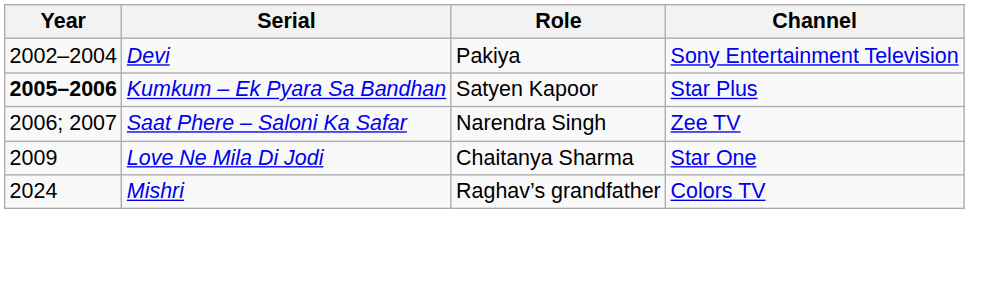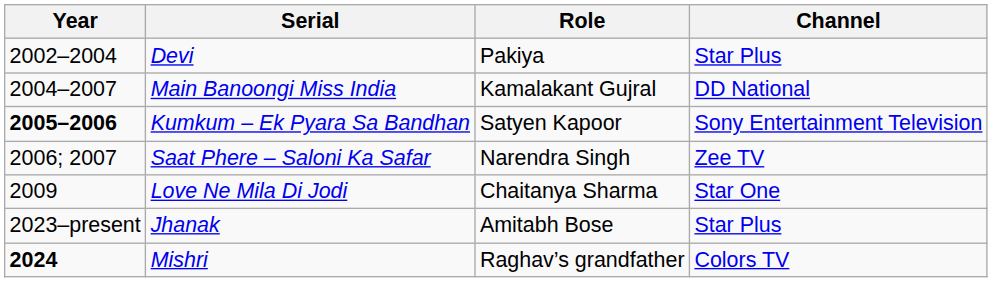(815, 55) Sony Entertainment Television -> (738, 55) Star Plus
+ row: (273, 89)
(714, 89) Star Plus -> (838, 123) Sony Entertainment Television
+ row: (185, 225)
(33, 191) normal -> (33, 259) bold
